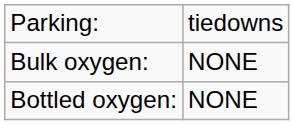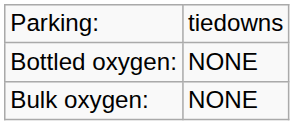rows swapped: (94, 100) <-> (79, 61)
